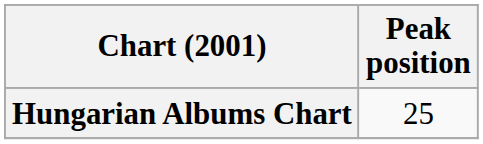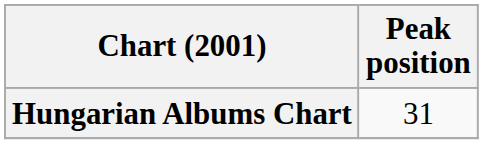(418, 112) 25 -> (418, 112) 31
